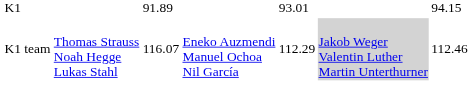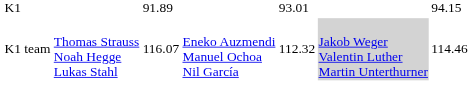(297, 49) 112.29 -> (297, 49) 112.32
(450, 49) 112.46 -> (450, 49) 114.46
